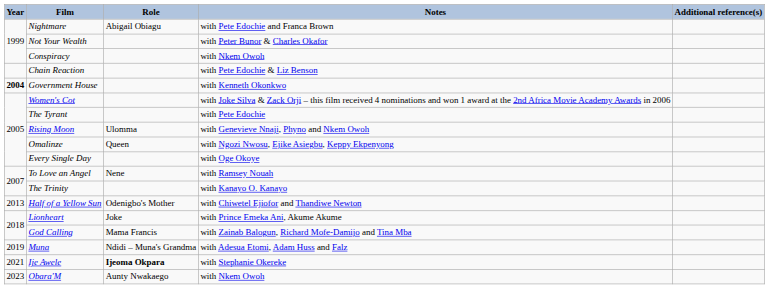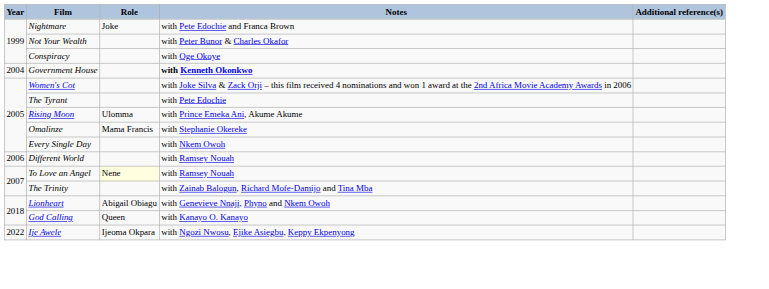(133, 26) Abigail Obiagu -> (110, 26) Joke
(232, 56) with Nkem Owoh -> (191, 56) with Oge Okoye
- row: (56, 71)
(15, 85) bold -> (15, 71) normal
(243, 85) normal -> (207, 71) bold
(285, 130) with Genevieve Nnaji, Phyno and Nkem Owoh -> (232, 115) with Prince Emeka Ani, Akume Akume
(117, 144) Queen -> (127, 130) Mama Francis
(297, 144) with Ngozi Nwosu, Ejike Asiegbu, Keppy Ekpenyong -> (204, 130) with Stephanie Okereke
(230, 159) with Oge Okoye -> (193, 144) with Nkem Owoh
+ row: (56, 159)
(115, 174) no background -> (111, 174) lightyellow background
(244, 188) with Kanayo O. Kanayo -> (267, 188) with Zainab Balogun, Richard Mofe-Damijo and Tina Mba
- row: (65, 203)
(114, 218) Joke -> (129, 203) Abigail Obiagu
(271, 218) with Prince Emeka Ani, Akume Akume -> (246, 203) with Genevieve Nnaji, Phyno and Nkem Owoh
(131, 233) Mama Francis -> (113, 218) Queen
(306, 233) with Zainab Balogun, Richard Mofe-Damijo and Tina Mba -> (205, 218) with Kanayo O. Kanayo
- row: (39, 247)
(15, 262) 2021 -> (15, 233) 2022
(135, 262) bold -> (128, 233) normal
(243, 262) with Stephanie Okereke -> (258, 233) with Ngozi Nwosu, Ejike Asiegbu, Keppy Ekpenyong
- row: (45, 277)
